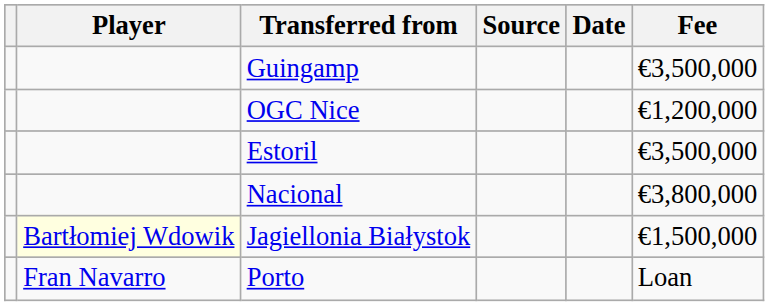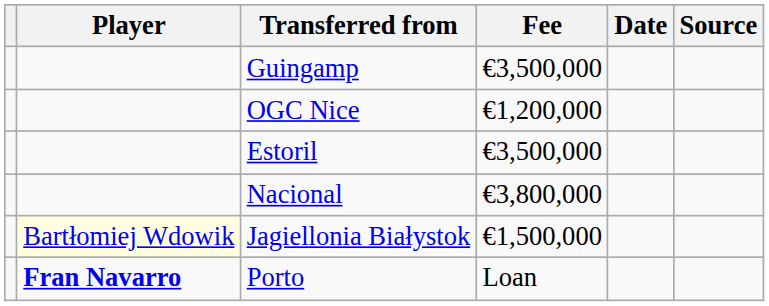columns swapped: (697, 25) <-> (521, 25)
(94, 278) normal -> (102, 278) bold
